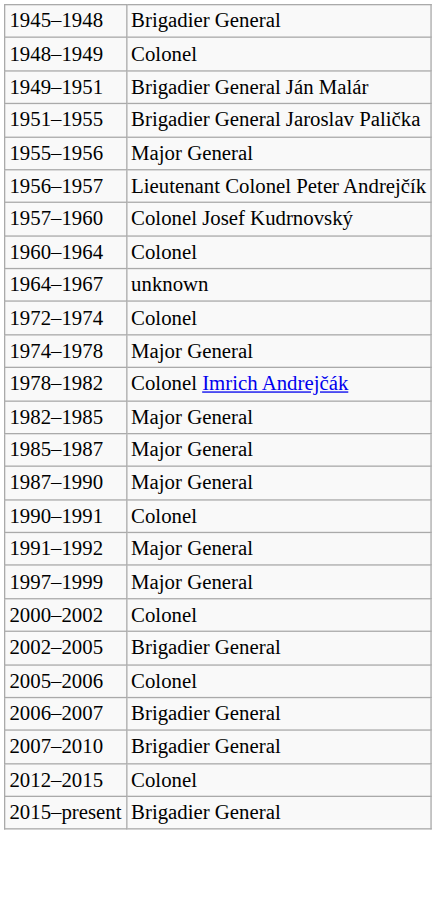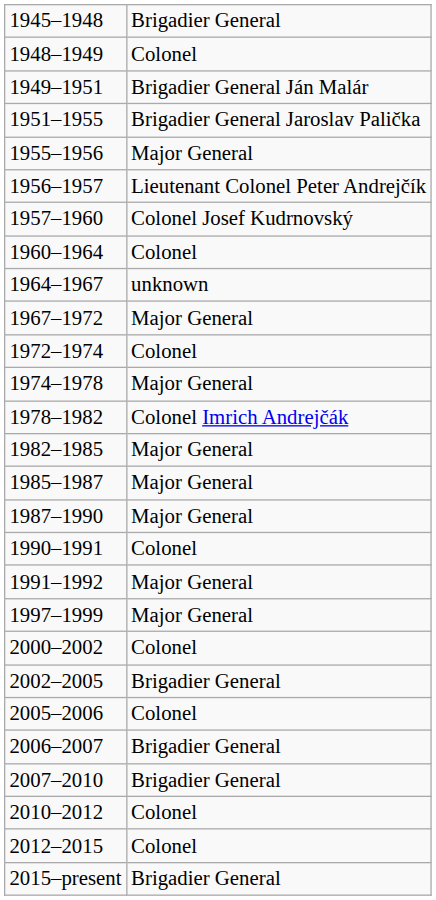+ row: (56, 317)
+ row: (56, 812)
